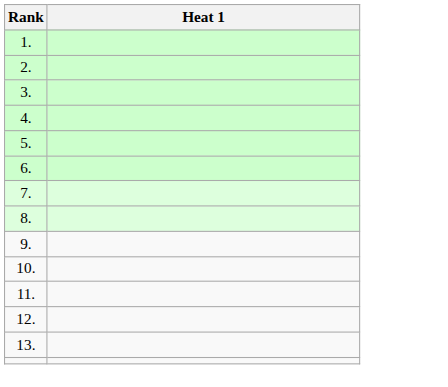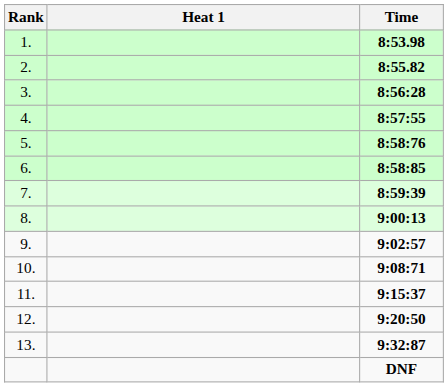+ column: (401, 17)
